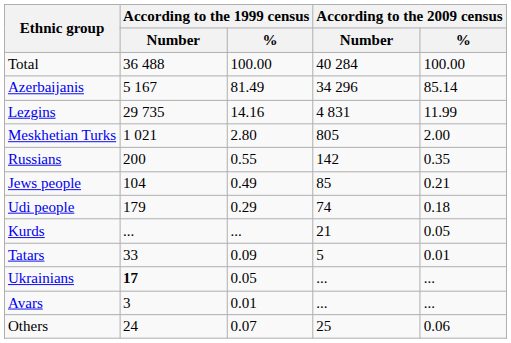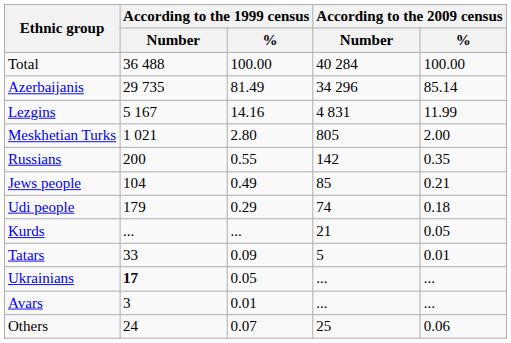(140, 87) 5 167 -> (144, 87) 29 735
(144, 111) 29 735 -> (140, 111) 5 167
